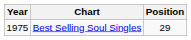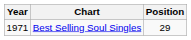(17, 27) 1975 -> (17, 27) 1971
